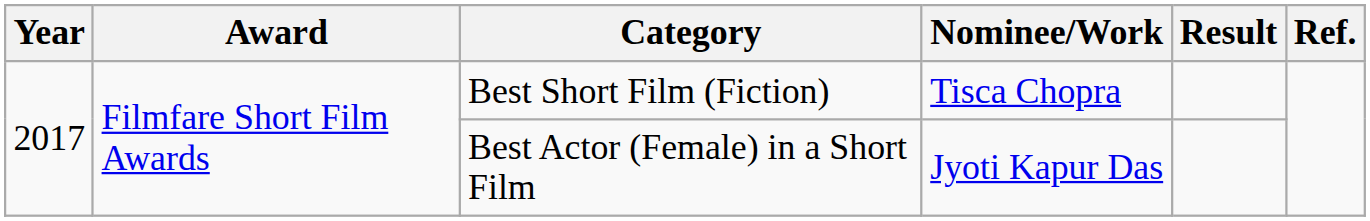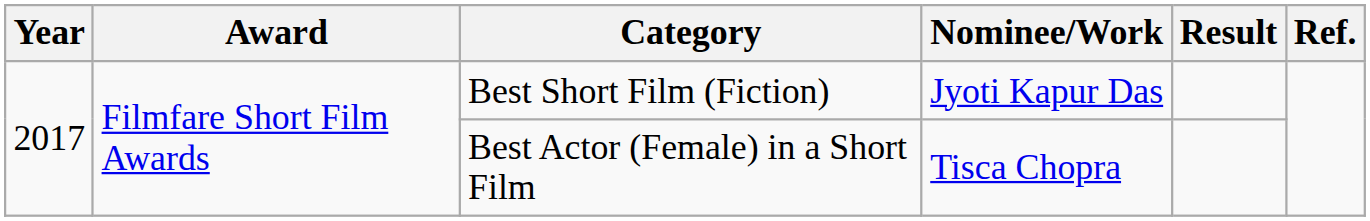(1026, 89) Tisca Chopra -> (1047, 89) Jyoti Kapur Das
(1047, 166) Jyoti Kapur Das -> (1026, 166) Tisca Chopra
